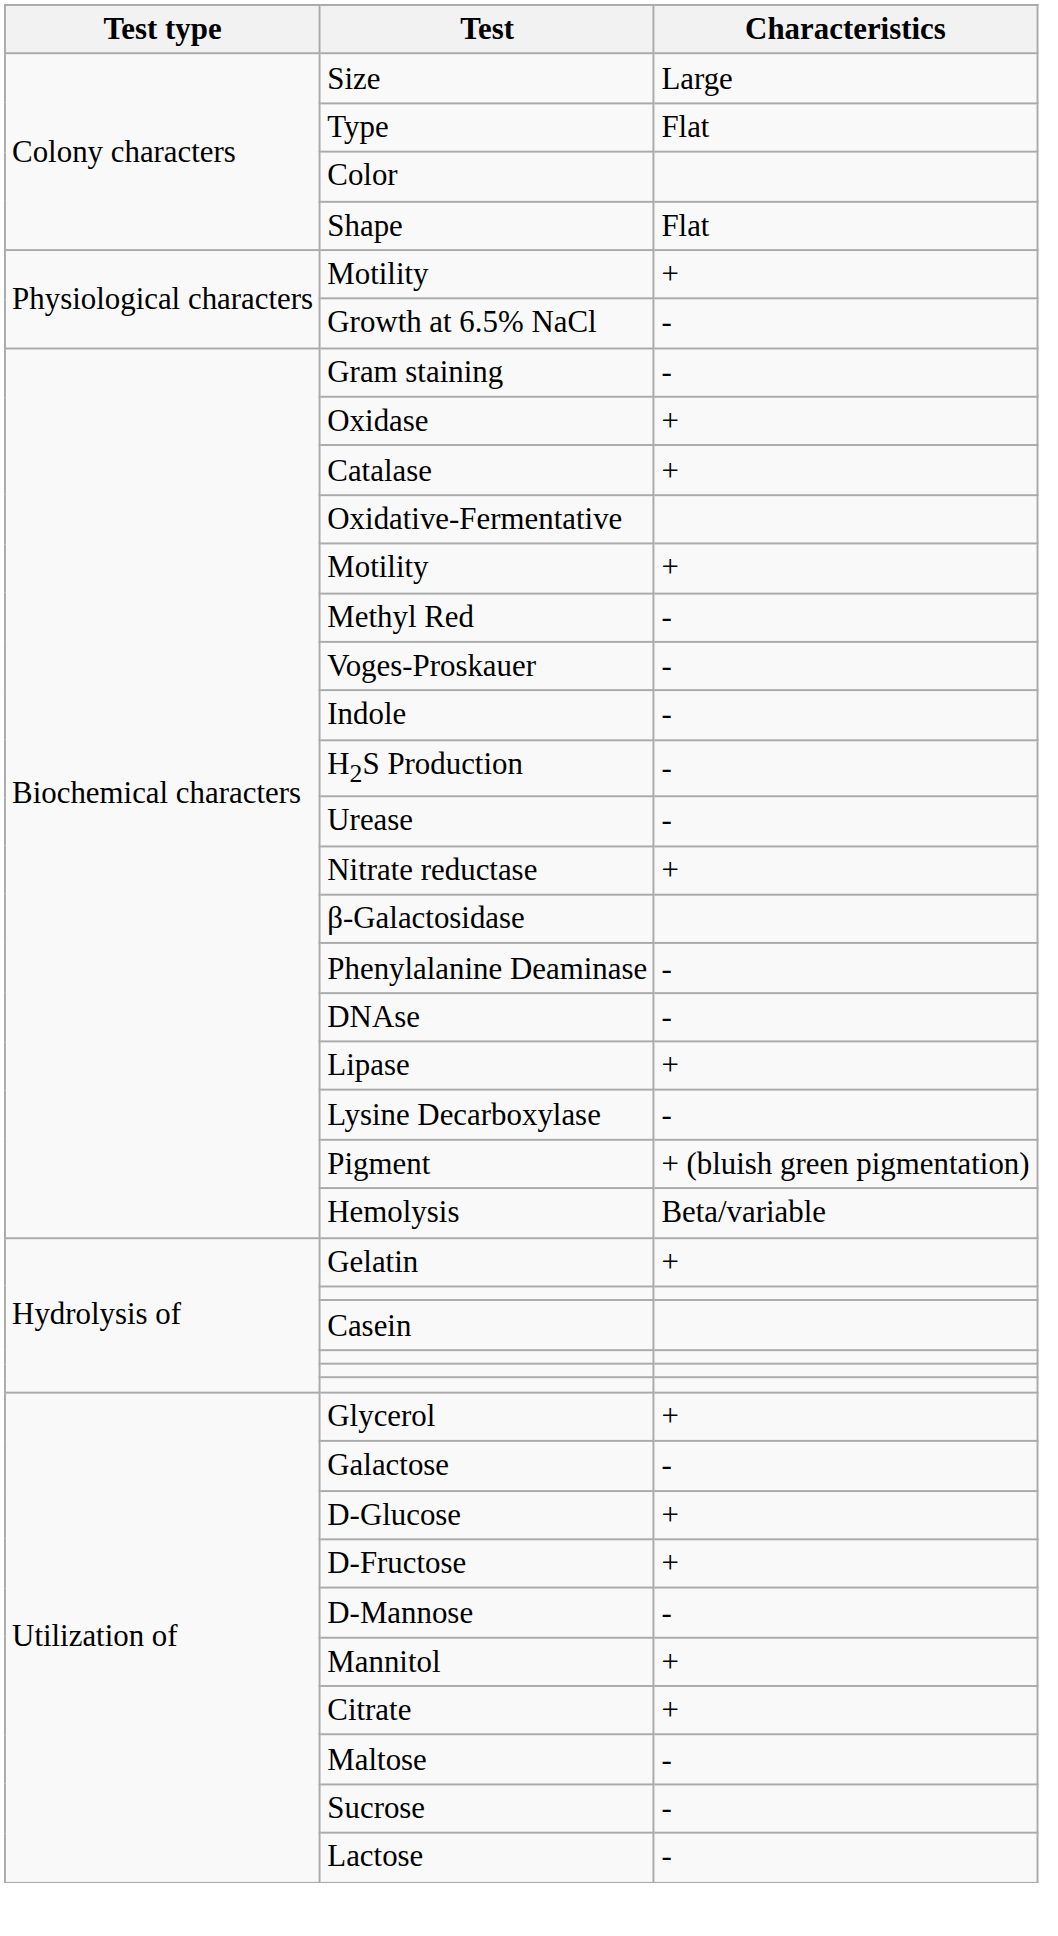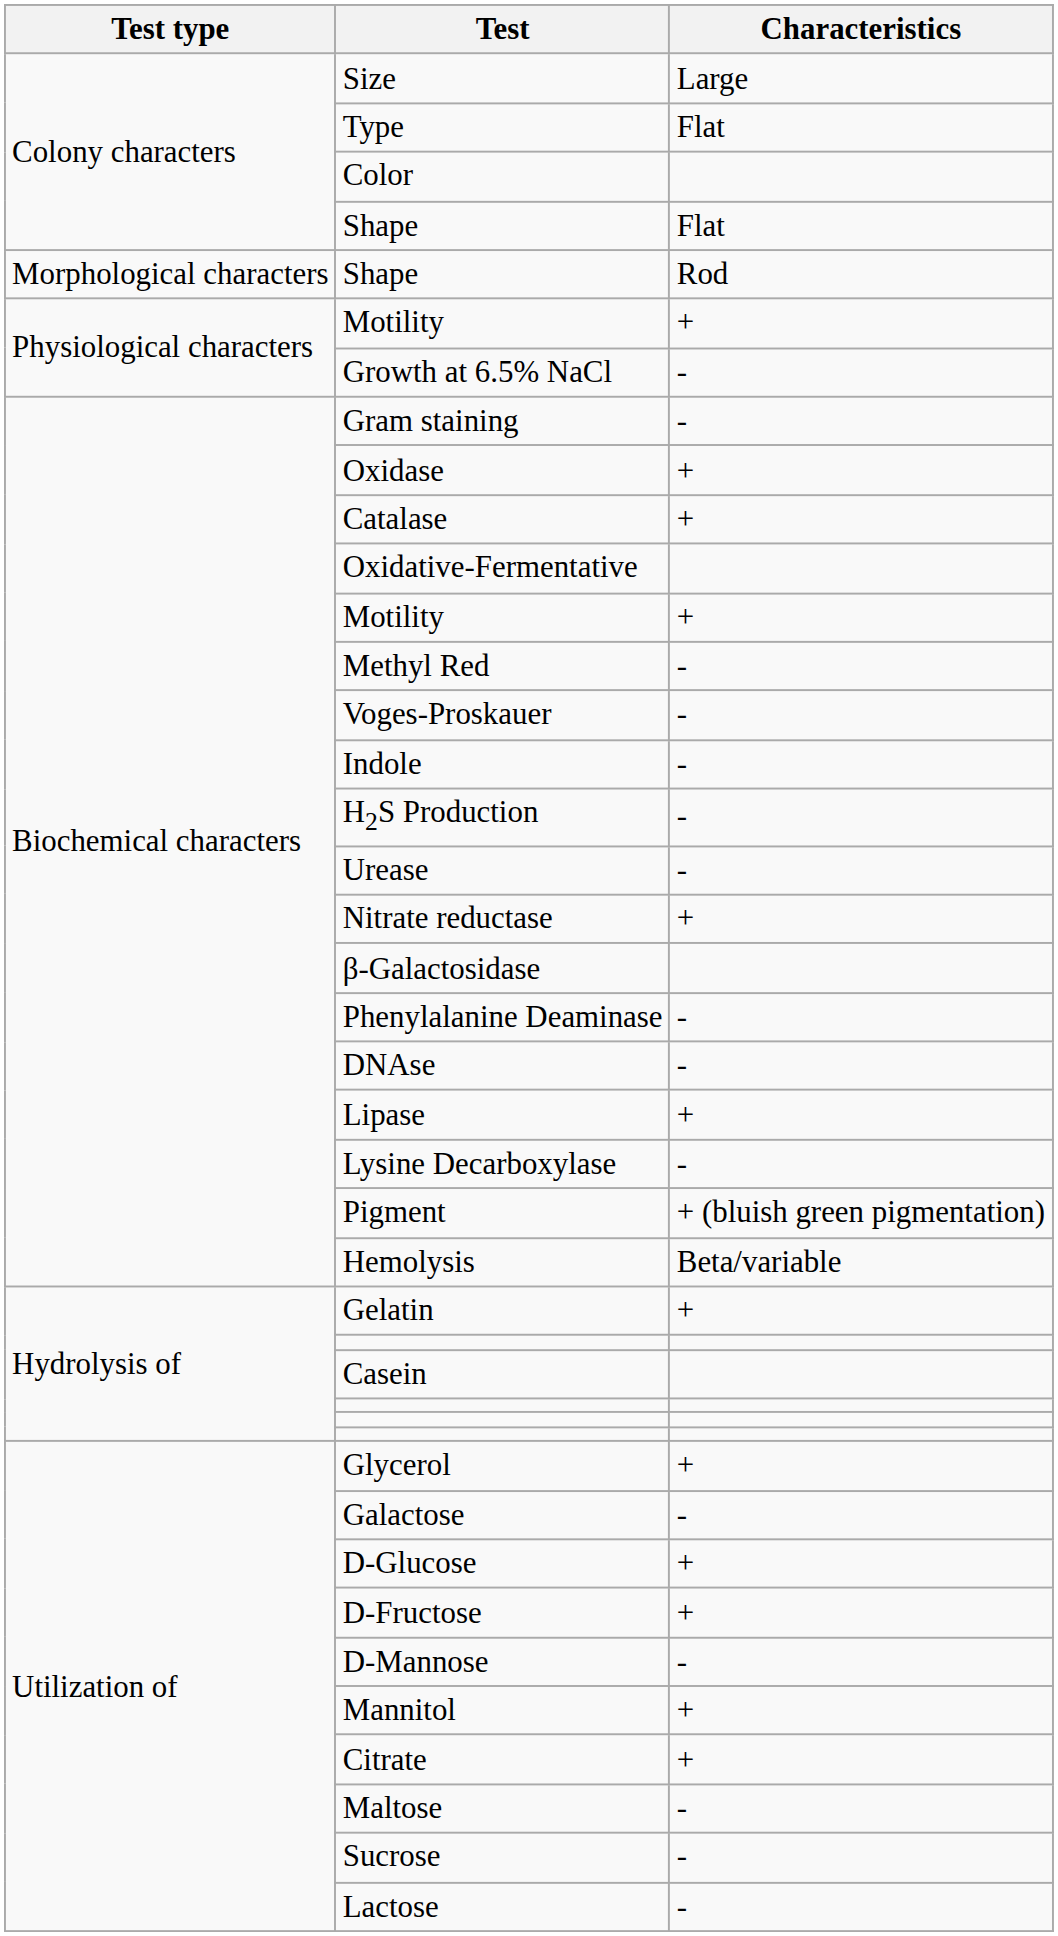+ row: (170, 273)
